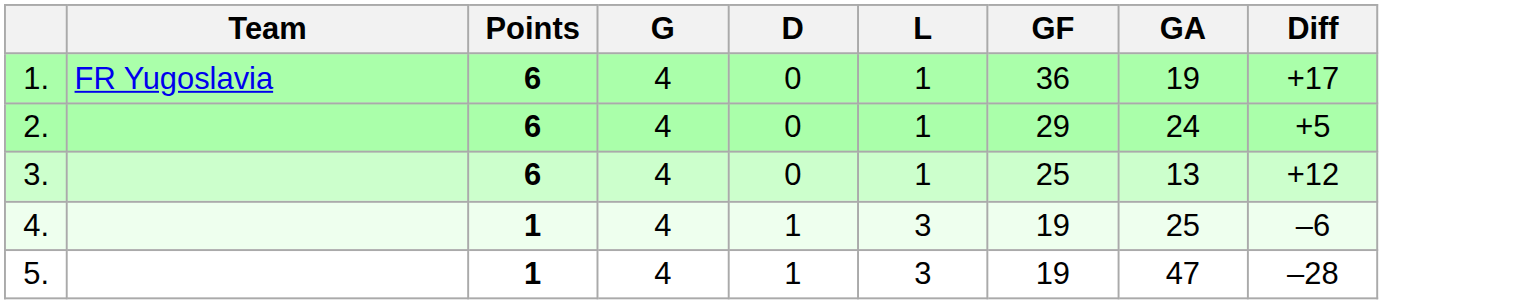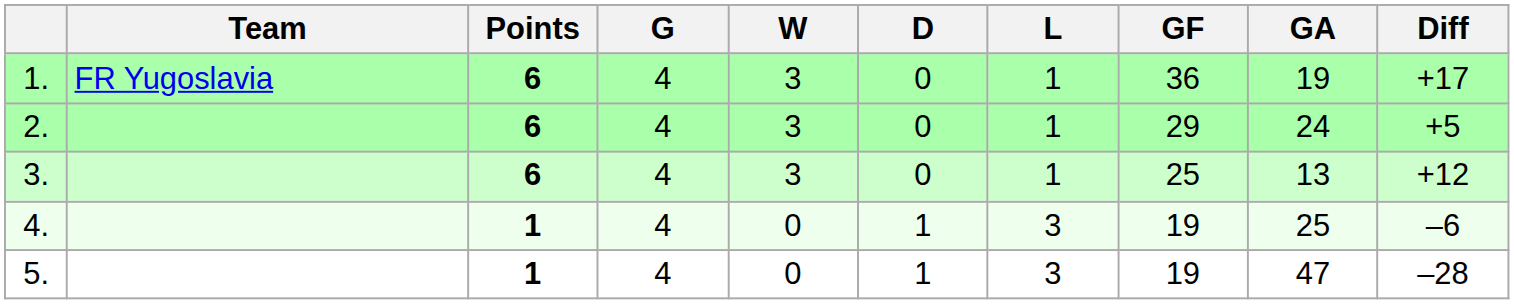+ column: (793, 28)
